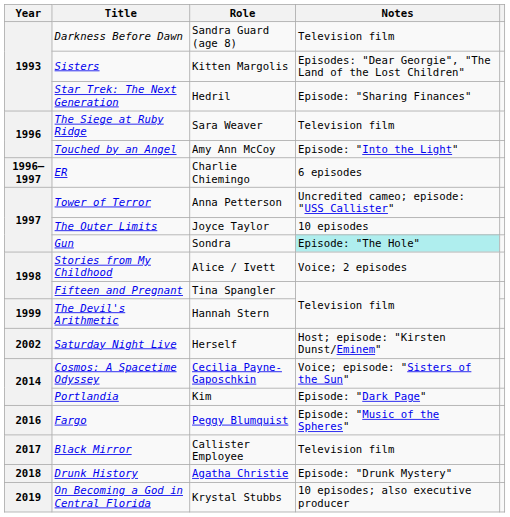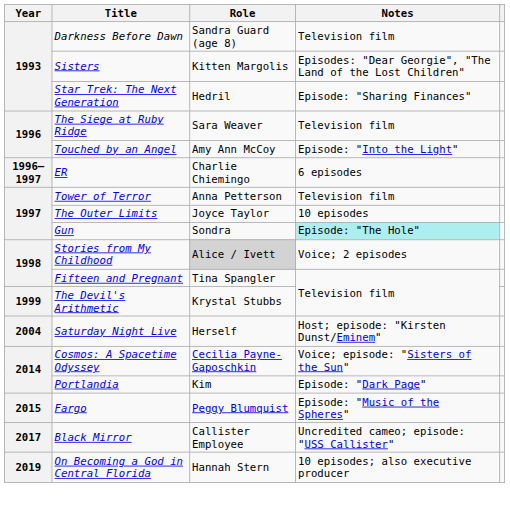(382, 202) Uncredited cameo; episode: "USS Callister" -> (346, 196) Television film
(234, 267) no background -> (234, 254) lightgrey background
(231, 314) Hannah Stern -> (237, 302) Krystal Stubbs
(28, 344) 2002 -> (28, 331) 2004
(28, 420) 2016 -> (28, 408) 2015
(346, 450) Television film -> (382, 438) Uncredited cameo; episode: "USS Callister"
- row: (96, 473)
(237, 497) Krystal Stubbs -> (231, 467) Hannah Stern
